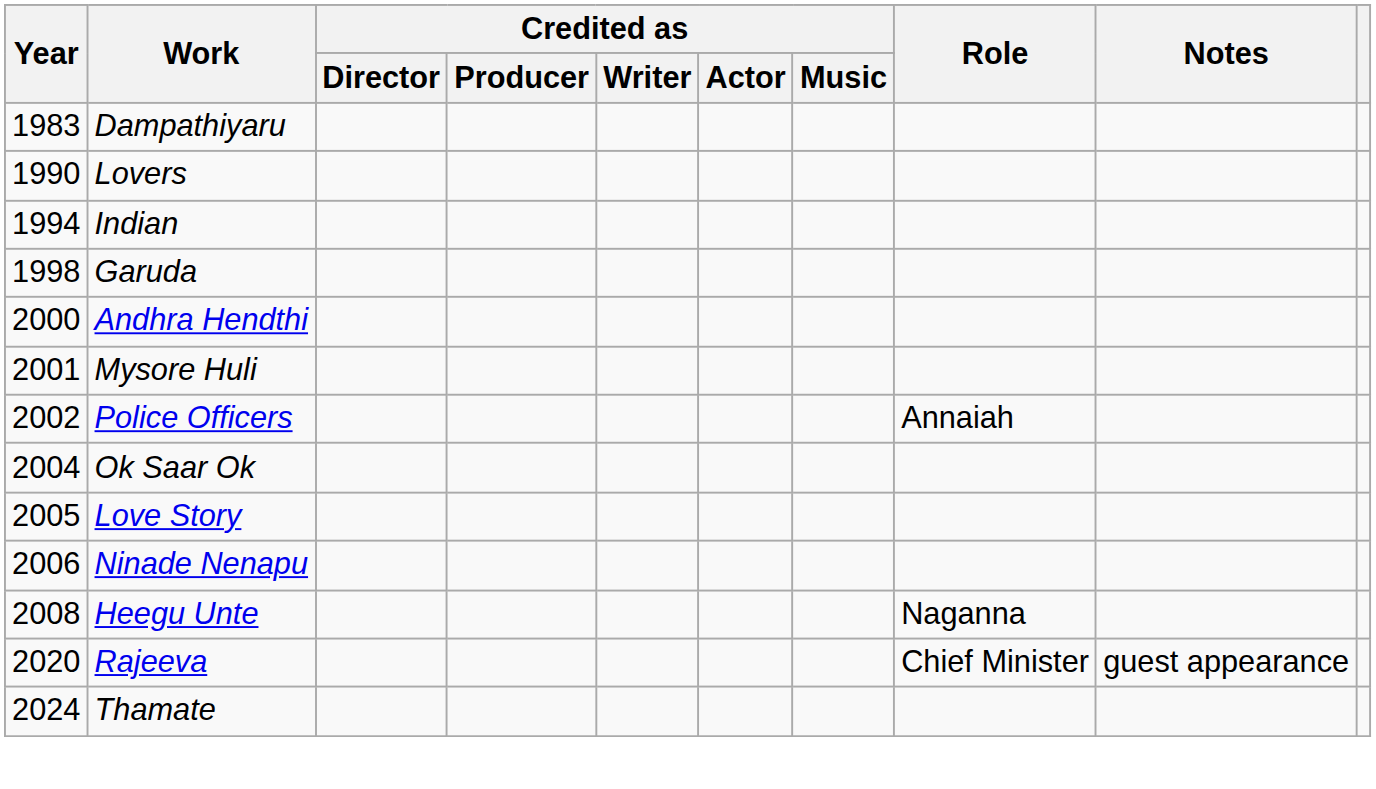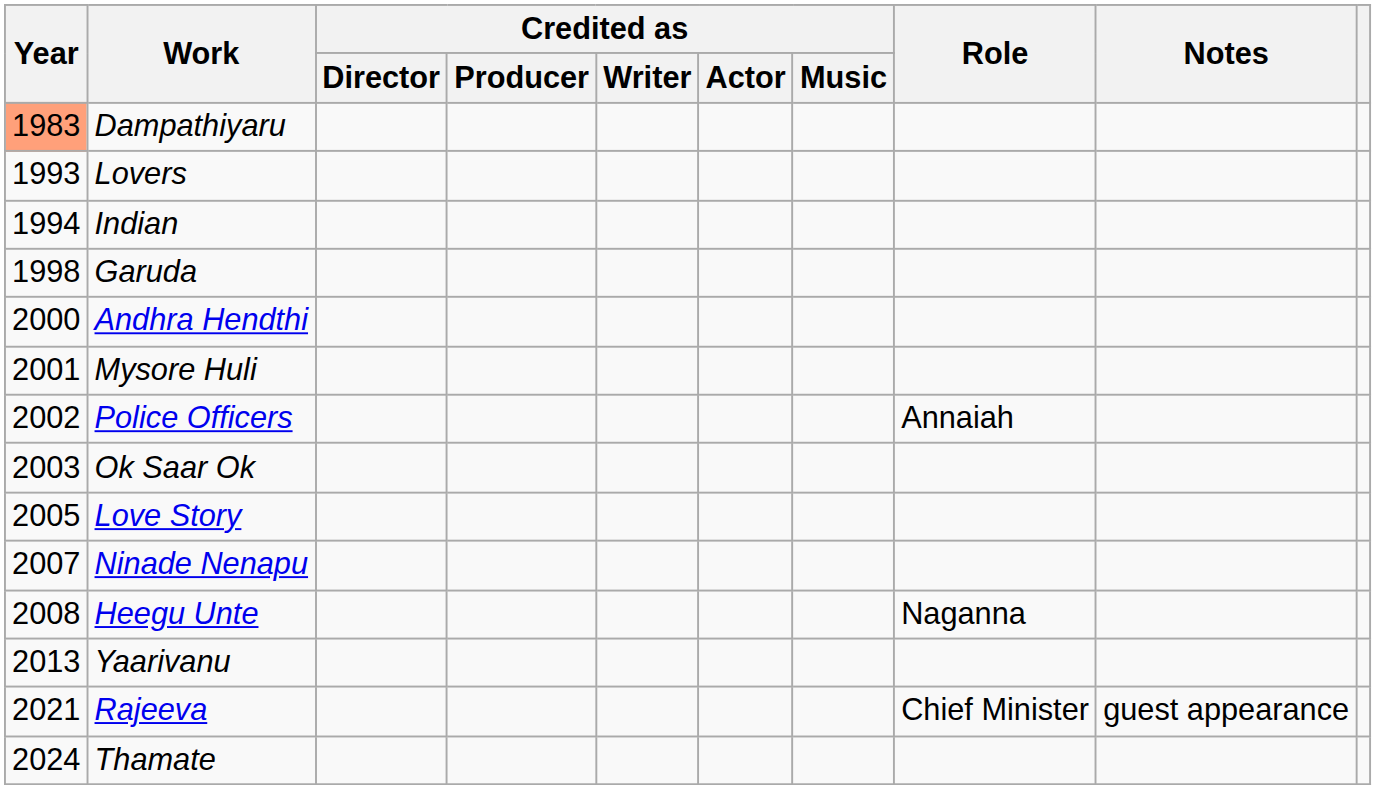(46, 126) no background -> (46, 126) lightsalmon background
(46, 175) 1990 -> (46, 175) 1993
(46, 467) 2004 -> (46, 467) 2003
(46, 564) 2006 -> (46, 564) 2007
+ row: (163, 662)
(46, 662) 2020 -> (46, 710) 2021
